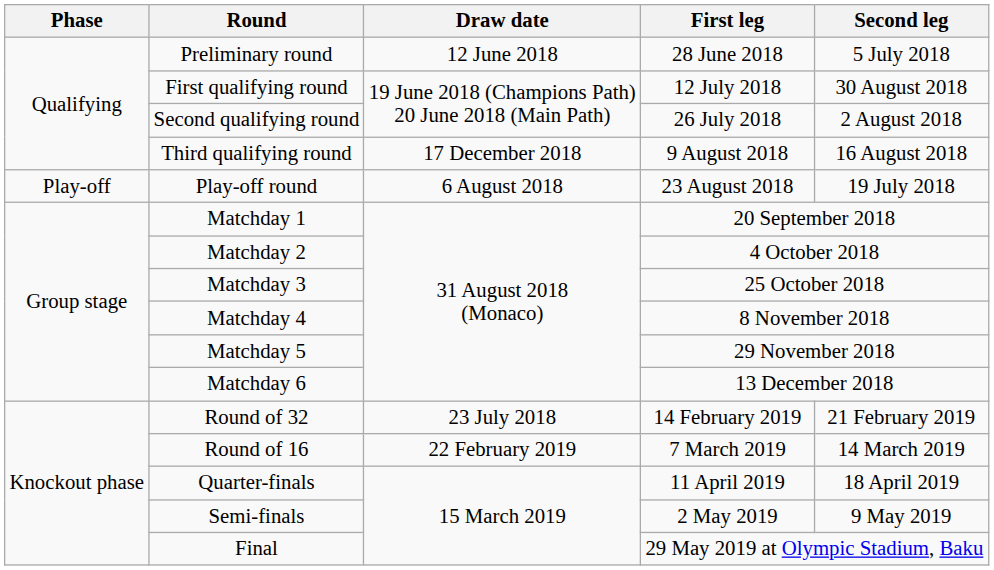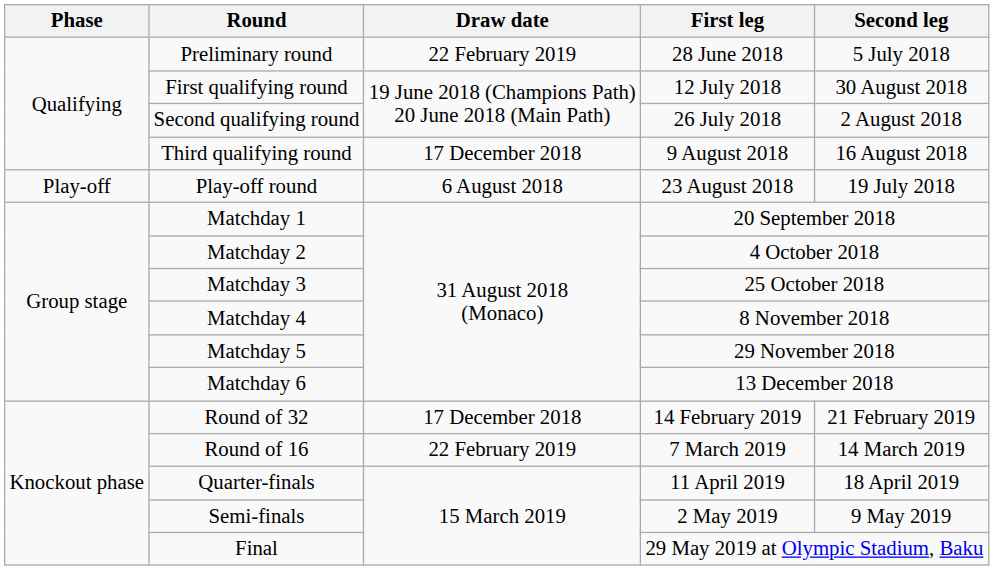(502, 53) 12 June 2018 -> (502, 53) 22 February 2019
(502, 416) 23 July 2018 -> (502, 416) 17 December 2018
